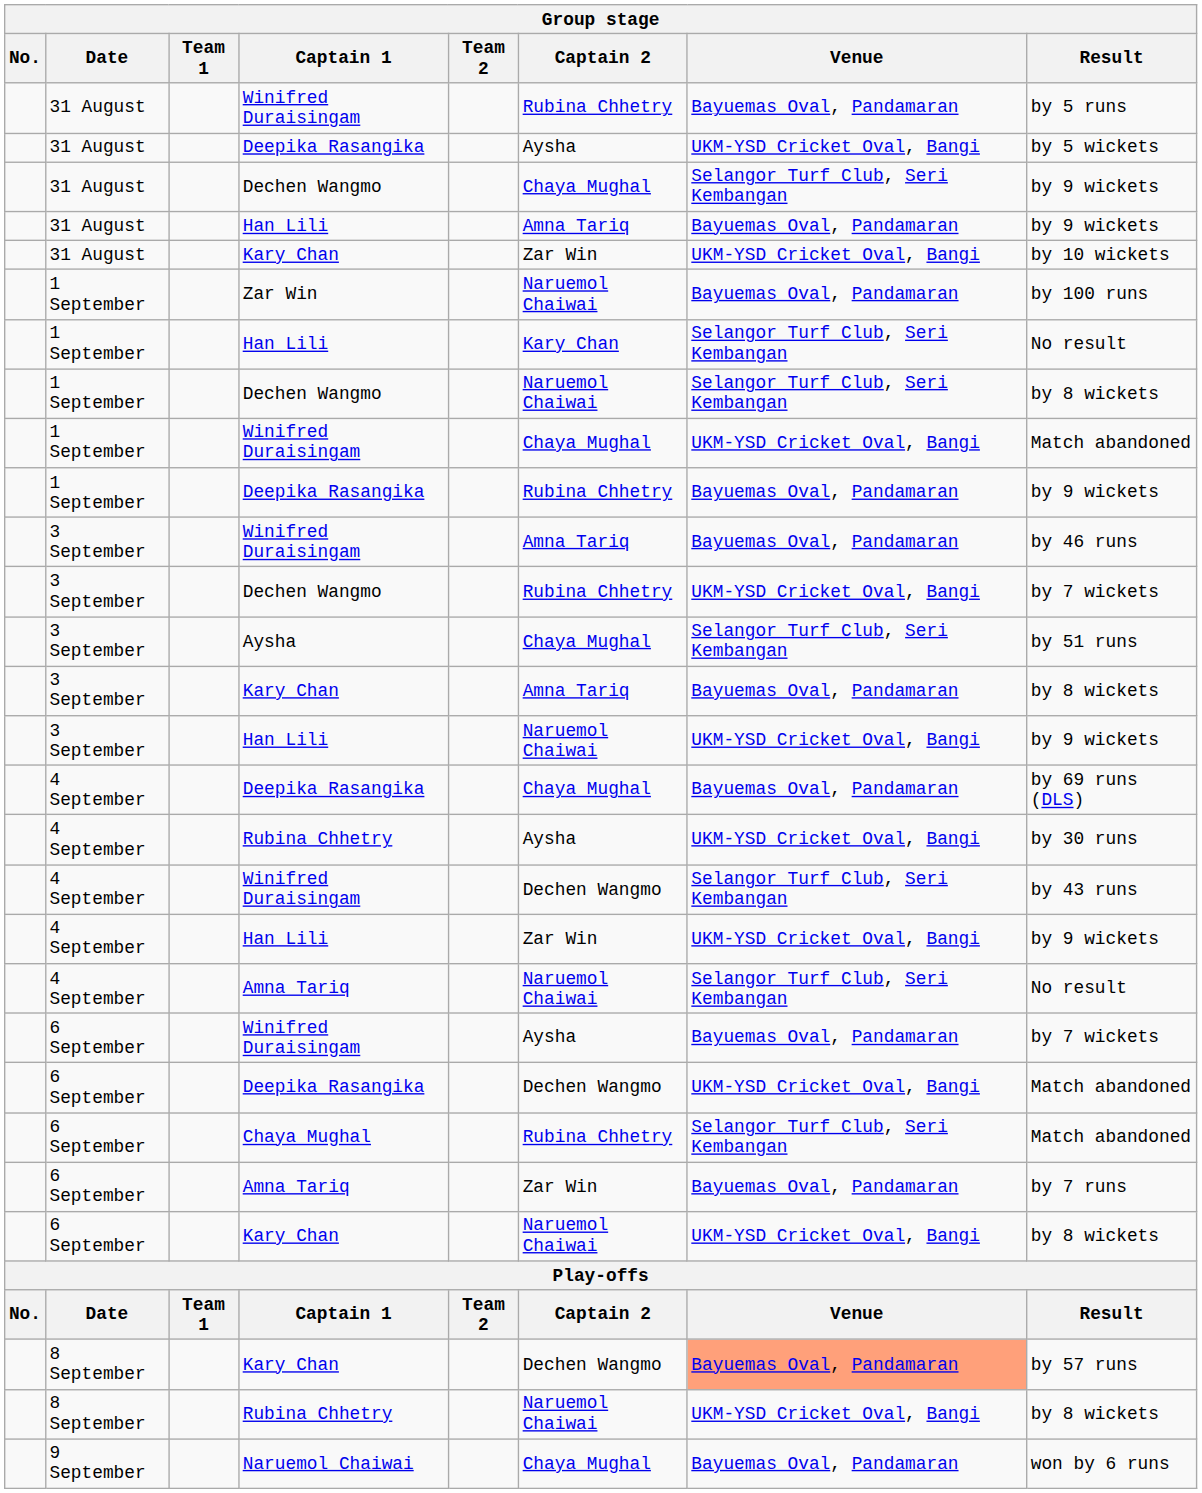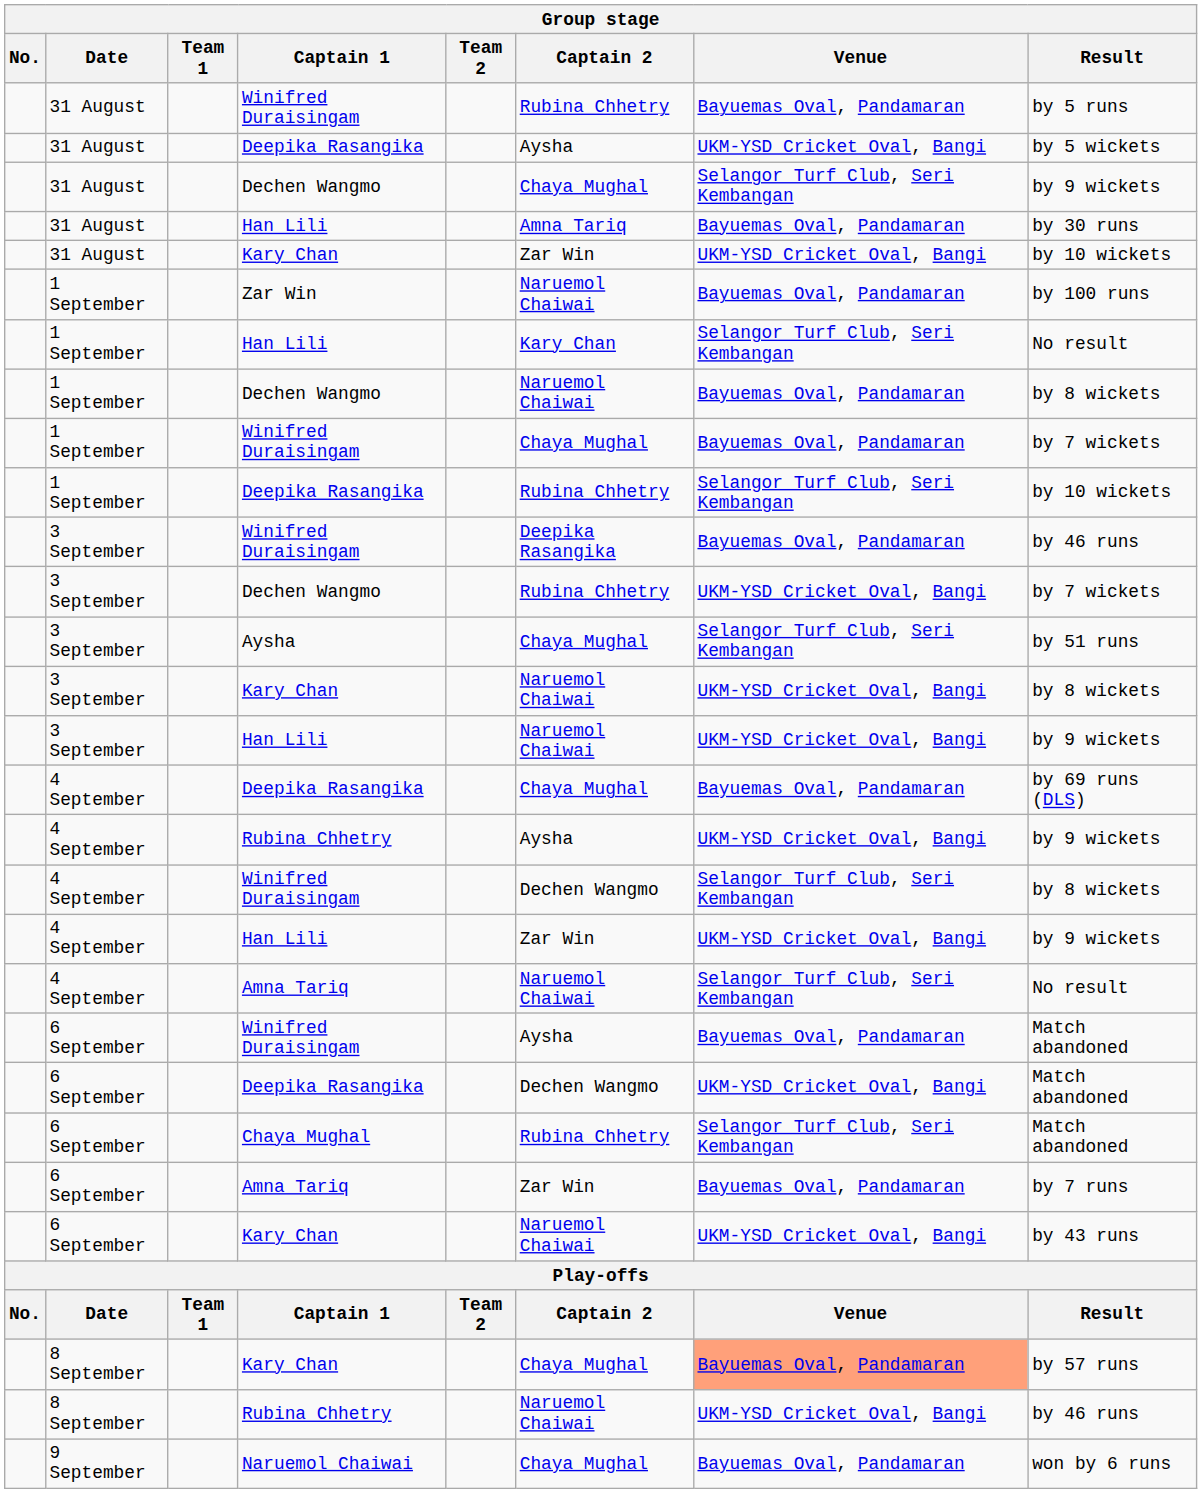(1095, 226) by 9 wickets -> (1086, 226) by 30 runs
(820, 393) Selangor Turf Club, Seri Kembangan -> (831, 393) Bayuemas Oval, Pandamaran
(836, 443) UKM-YSD Cricket Oval, Bangi -> (831, 443) Bayuemas Oval, Pandamaran
(1111, 443) Match abandoned -> (1096, 443) by 7 wickets
(825, 493) Bayuemas Oval, Pandamaran -> (826, 493) Selangor Turf Club, Seri Kembangan
(1095, 493) by 9 wickets -> (1102, 493) by 10 wickets
(576, 542) Amna Tariq -> (568, 542) Deepika Rasangika
(576, 691) Amna Tariq -> (562, 691) Naruemol Chaiwai
(825, 691) Bayuemas Oval, Pandamaran -> (842, 691) UKM-YSD Cricket Oval, Bangi
(1084, 840) by 30 runs -> (1096, 840) by 9 wickets
(1084, 889) by 43 runs -> (1096, 889) by 8 wickets
(1095, 1038) by 7 wickets -> (1080, 1038) Match abandoned
(1095, 1236) by 8 wickets -> (1086, 1236) by 43 runs
(592, 1364) Dechen Wangmo -> (584, 1364) Chaya Mughal
(1095, 1414) by 8 wickets -> (1086, 1414) by 46 runs
